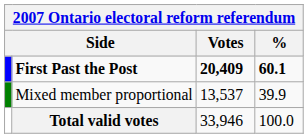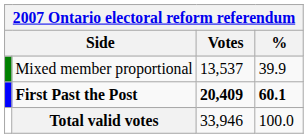rows swapped: (76, 69) <-> (104, 95)
